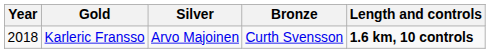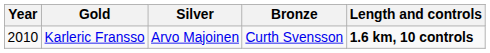(23, 37) 2018 -> (23, 37) 2010
